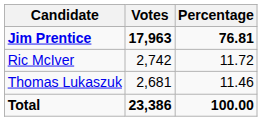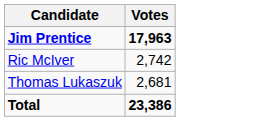- column: (216, 15)
